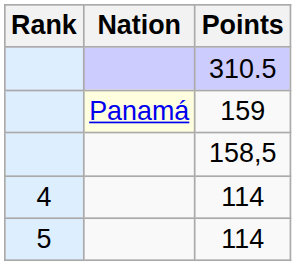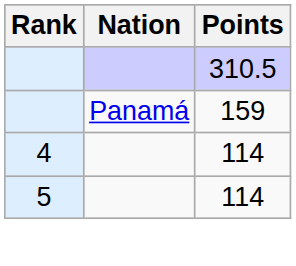(139, 111) lightyellow background -> (139, 111) no background
- row: (44, 154)
